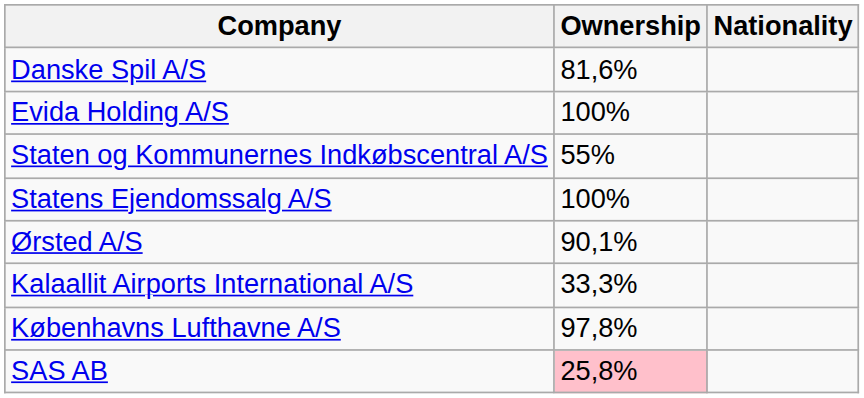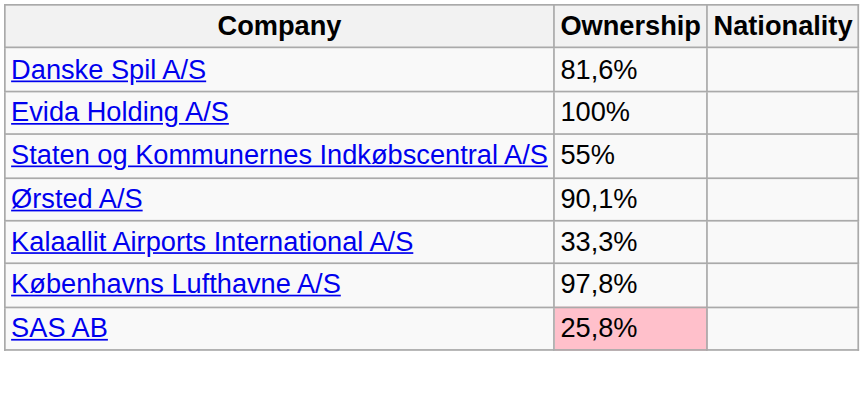- row: (171, 198)
